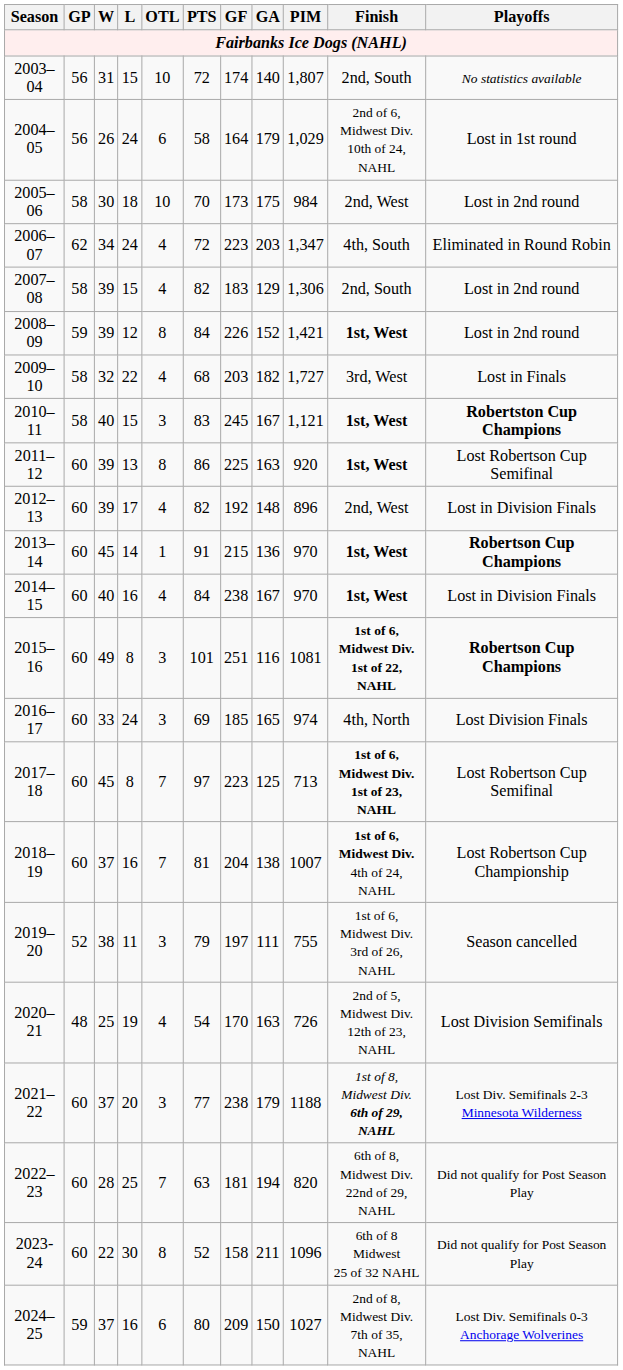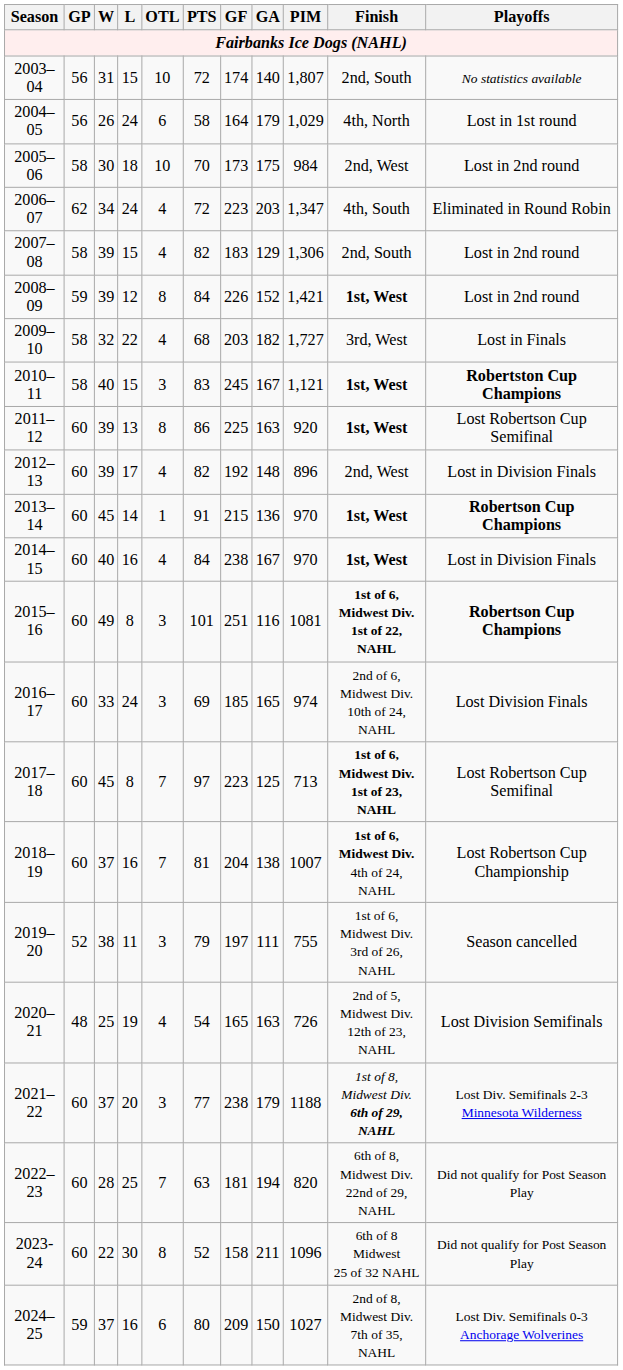(377, 140) 2nd of 6, Midwest Div. 10th of 24, NAHL -> (377, 121) 4th, North
(377, 719) 4th, North -> (377, 702) 2nd of 6, Midwest Div. 10th of 24, NAHL
(236, 1022) 170 -> (236, 1022) 165
